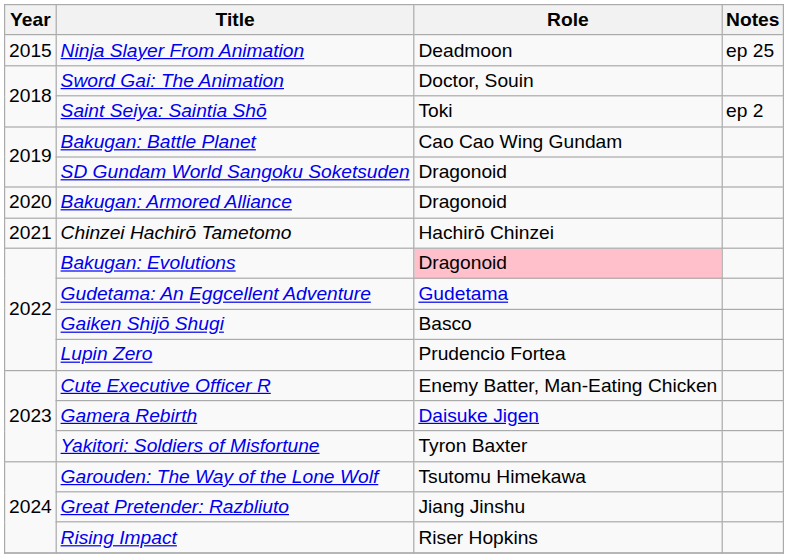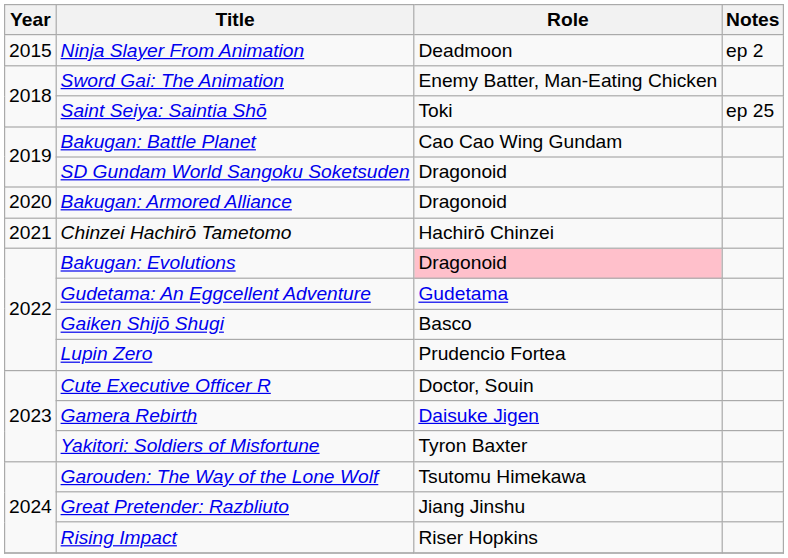(750, 50) ep 25 -> (745, 50) ep 2
(476, 80) Doctor, Souin -> (568, 80) Enemy Batter, Man-Eating Chicken
(745, 111) ep 2 -> (750, 111) ep 25
(568, 385) Enemy Batter, Man-Eating Chicken -> (476, 385) Doctor, Souin
